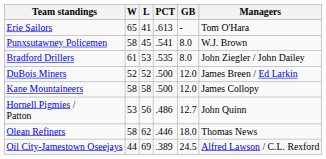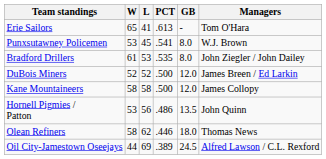(132, 43) 58 -> (132, 43) 53
(188, 110) 12.7 -> (188, 110) 13.5
